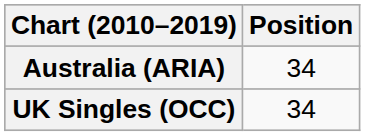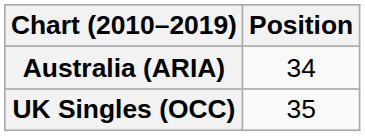(301, 109) 34 -> (301, 109) 35
